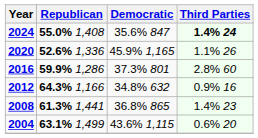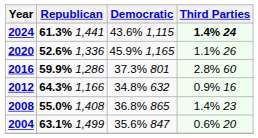(72, 32) 55.0% 1,408 -> (72, 32) 61.3% 1,441
(142, 32) 35.6% 847 -> (142, 32) 43.6% 1,115
(72, 106) 61.3% 1,441 -> (72, 106) 55.0% 1,408
(142, 124) 43.6% 1,115 -> (142, 124) 35.6% 847
